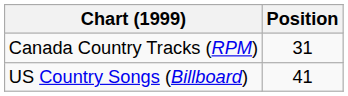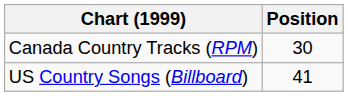(303, 47) 31 -> (303, 47) 30
